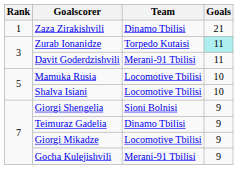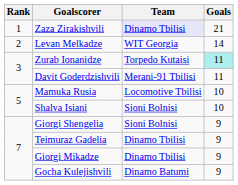(155, 28) no background -> (155, 28) lavender background
+ row: (69, 44)
(163, 92) Locomotive Tbilisi -> (151, 108) Sioni Bolnisi
(163, 140) Locomotive Tbilisi -> (155, 156) Dinamo Tbilisi
(160, 156) Merani-91 Tbilisi -> (157, 172) Dinamo Batumi
